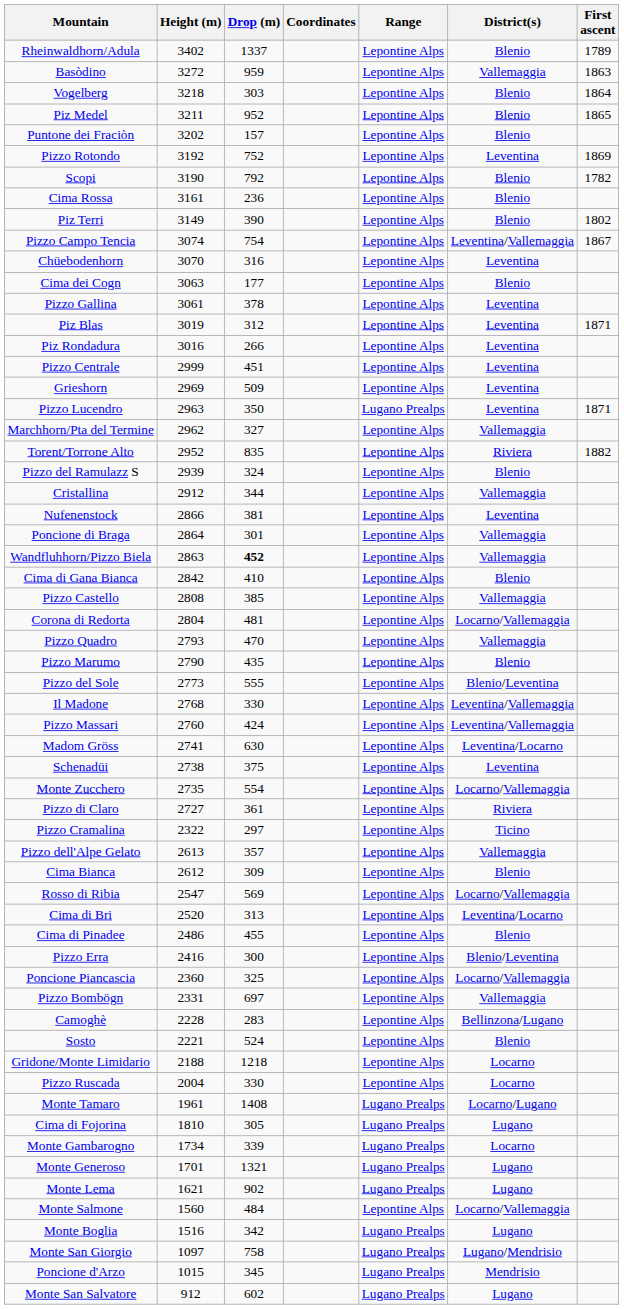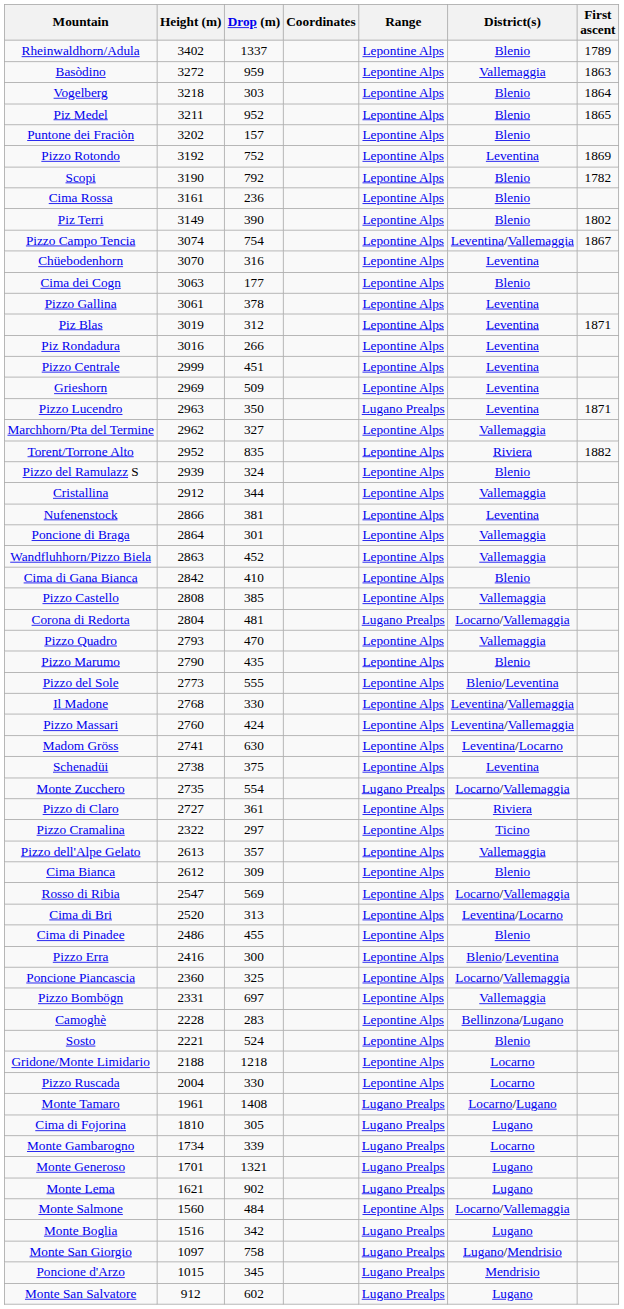(254, 556) bold -> (254, 556) normal
(403, 619) Lepontine Alps -> (403, 619) Lugano Prealps
(403, 788) Lepontine Alps -> (403, 788) Lugano Prealps
